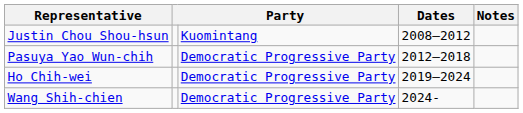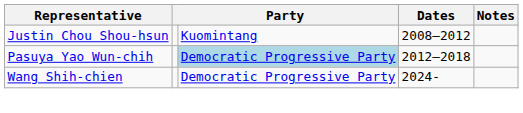(288, 56) no background -> (288, 56) lightblue background
- row: (50, 77)
